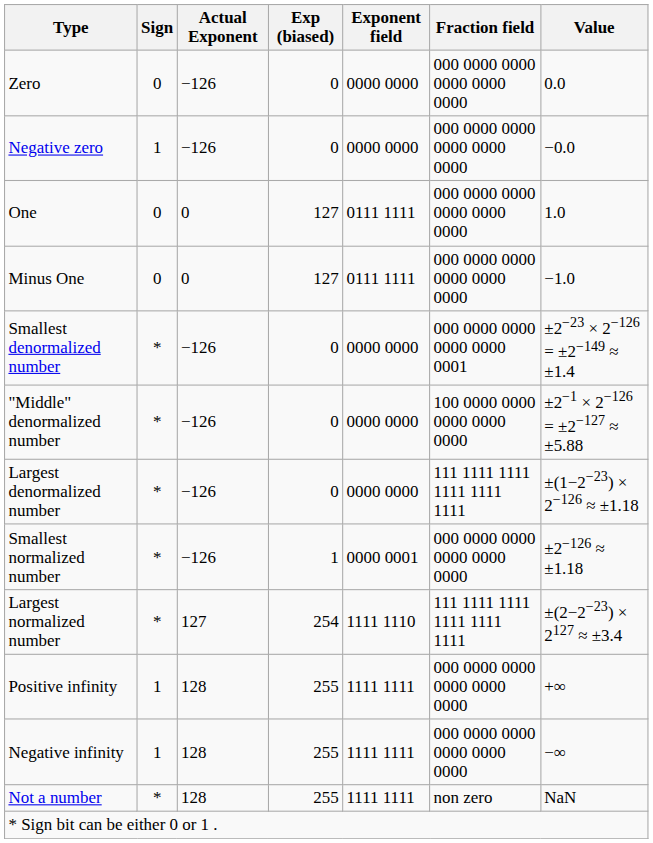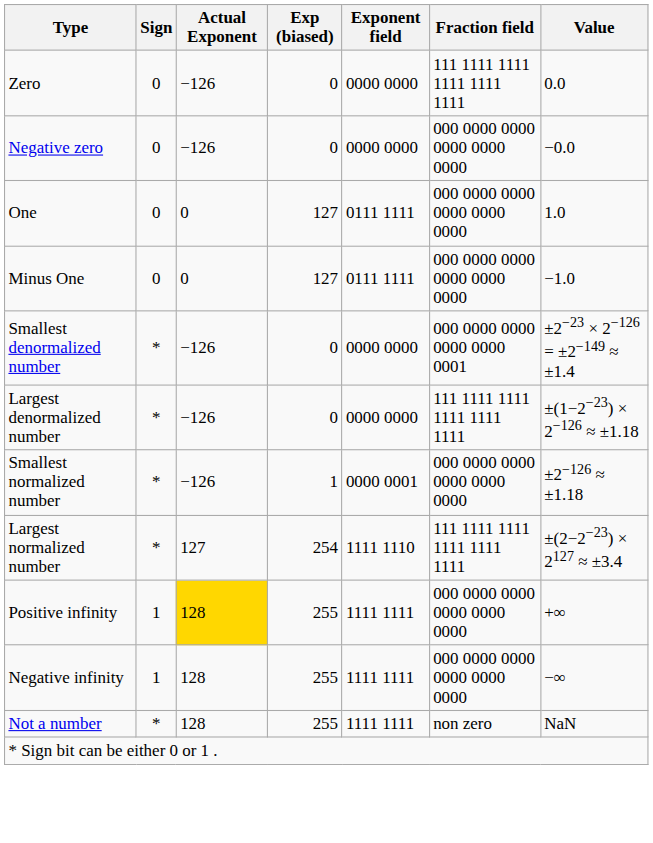(484, 83) 000 0000 0000 0000 0000 0000 -> (481, 83) 111 1111 1111 1111 1111 1111
(157, 148) 1 -> (156, 148) 0
- row: (55, 422)
(194, 686) no background -> (193, 612) gold background
